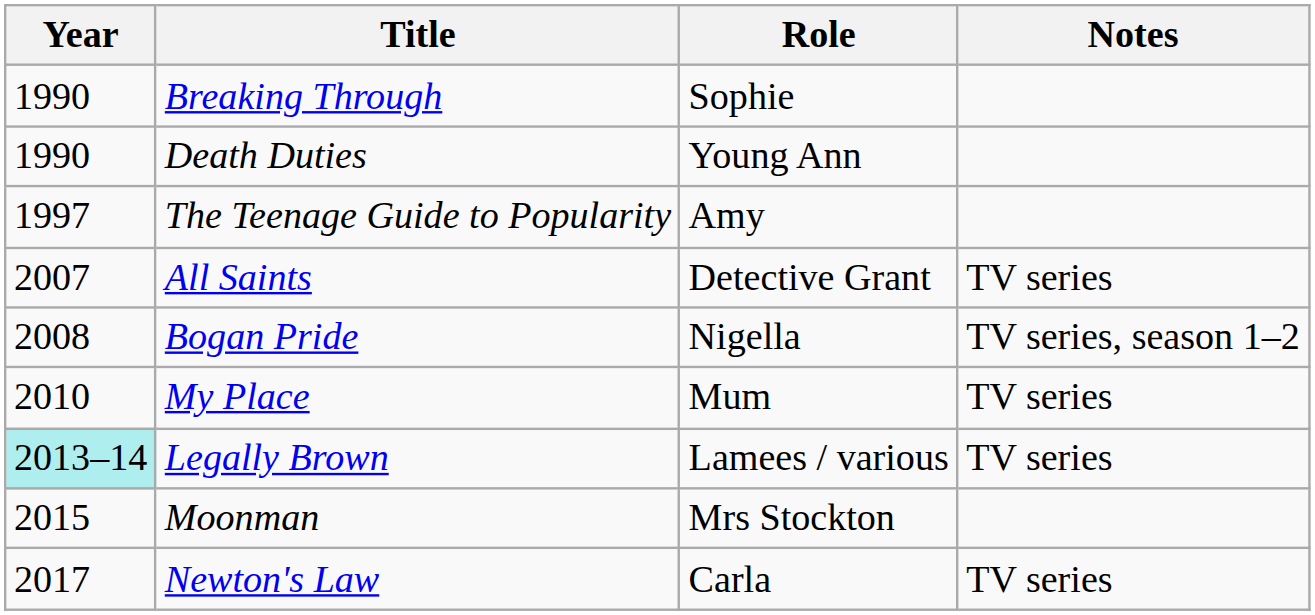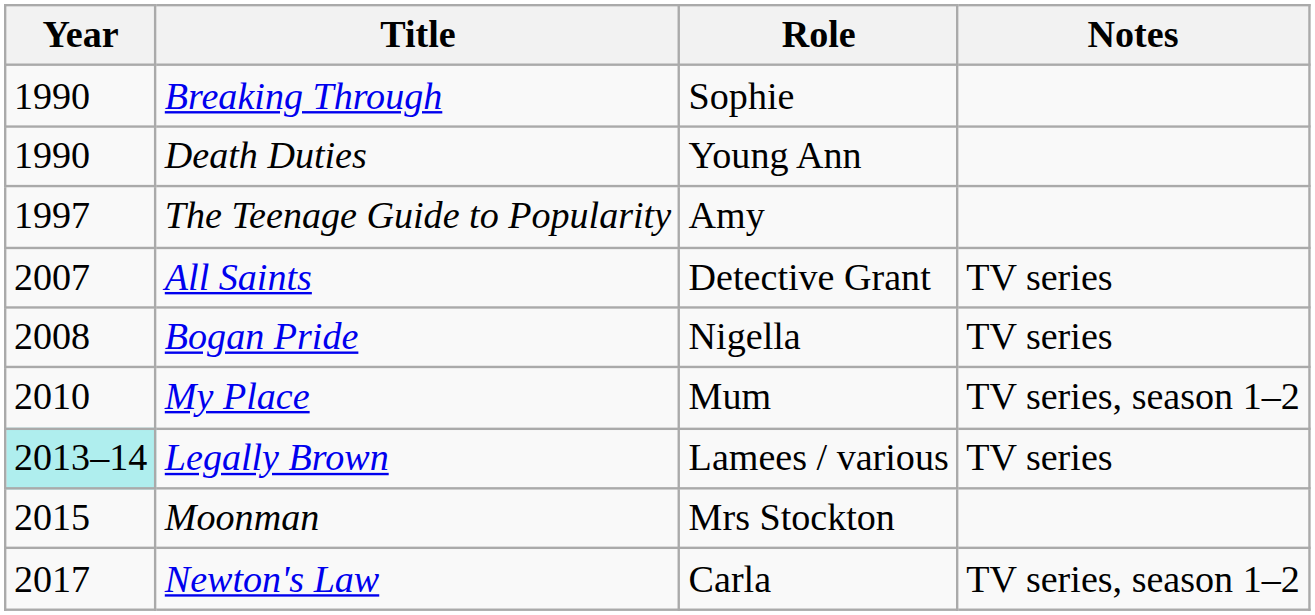(1133, 336) TV series, season 1–2 -> (1039, 336) TV series
(1039, 397) TV series -> (1133, 397) TV series, season 1–2
(1039, 578) TV series -> (1133, 578) TV series, season 1–2
